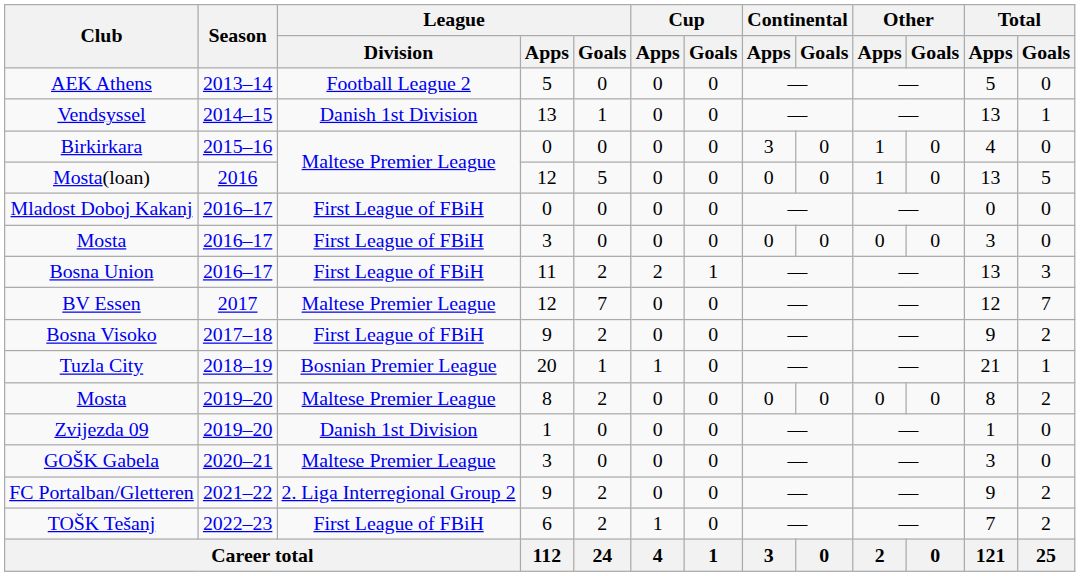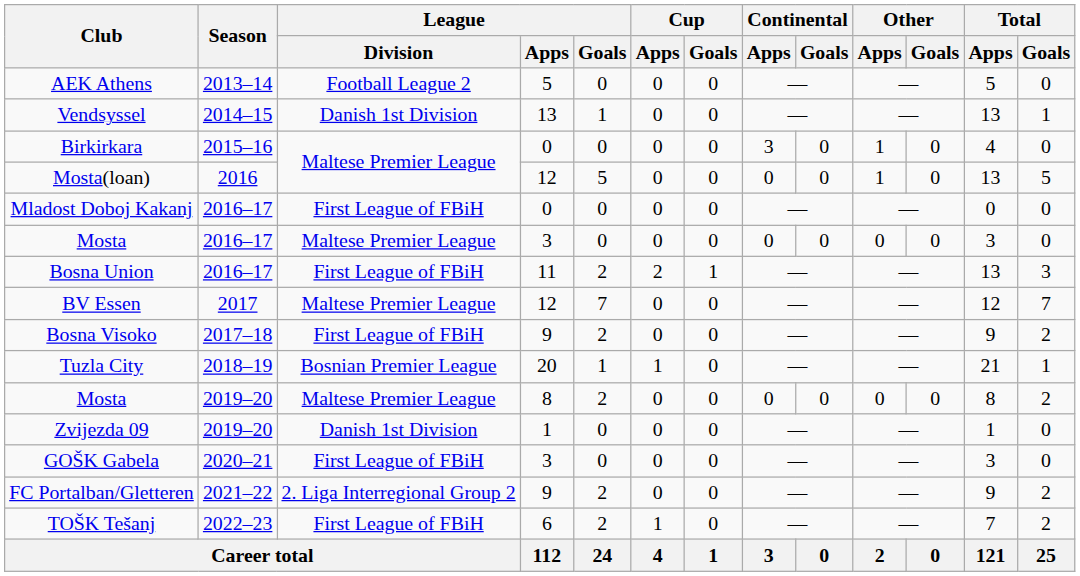(399, 240) First League of FBiH -> (399, 240) Maltese Premier League
(399, 460) Maltese Premier League -> (399, 460) First League of FBiH
